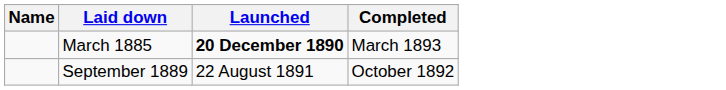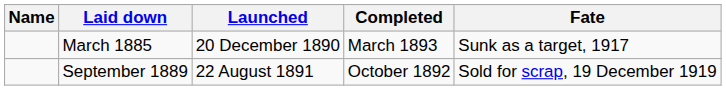+ column: (587, 17)
(270, 44) bold -> (268, 44) normal
